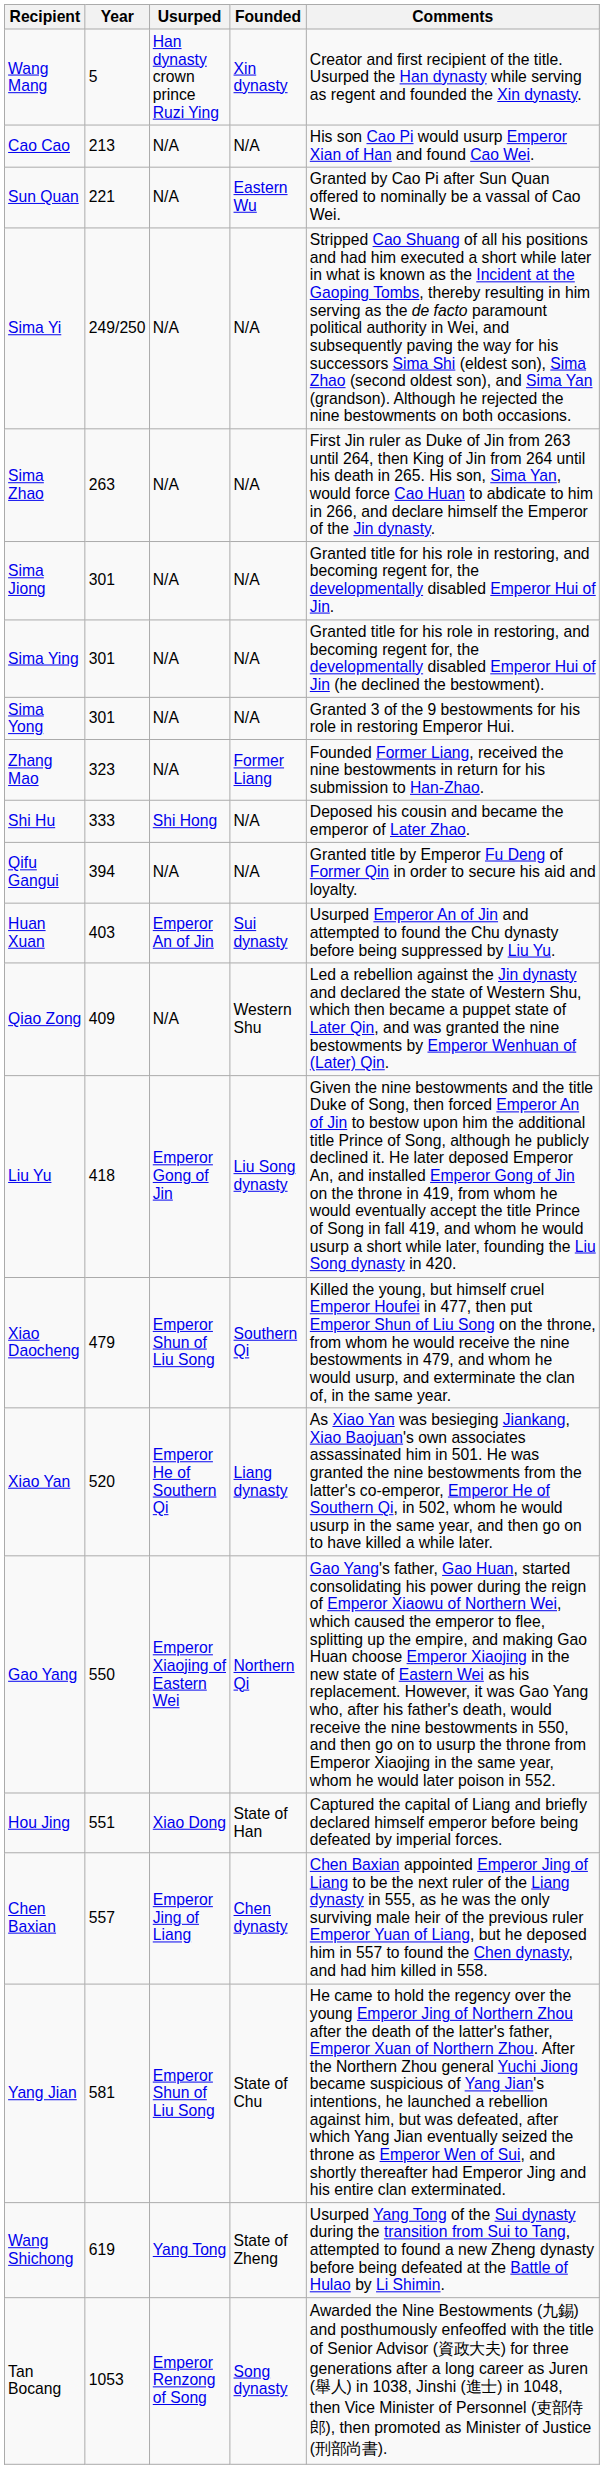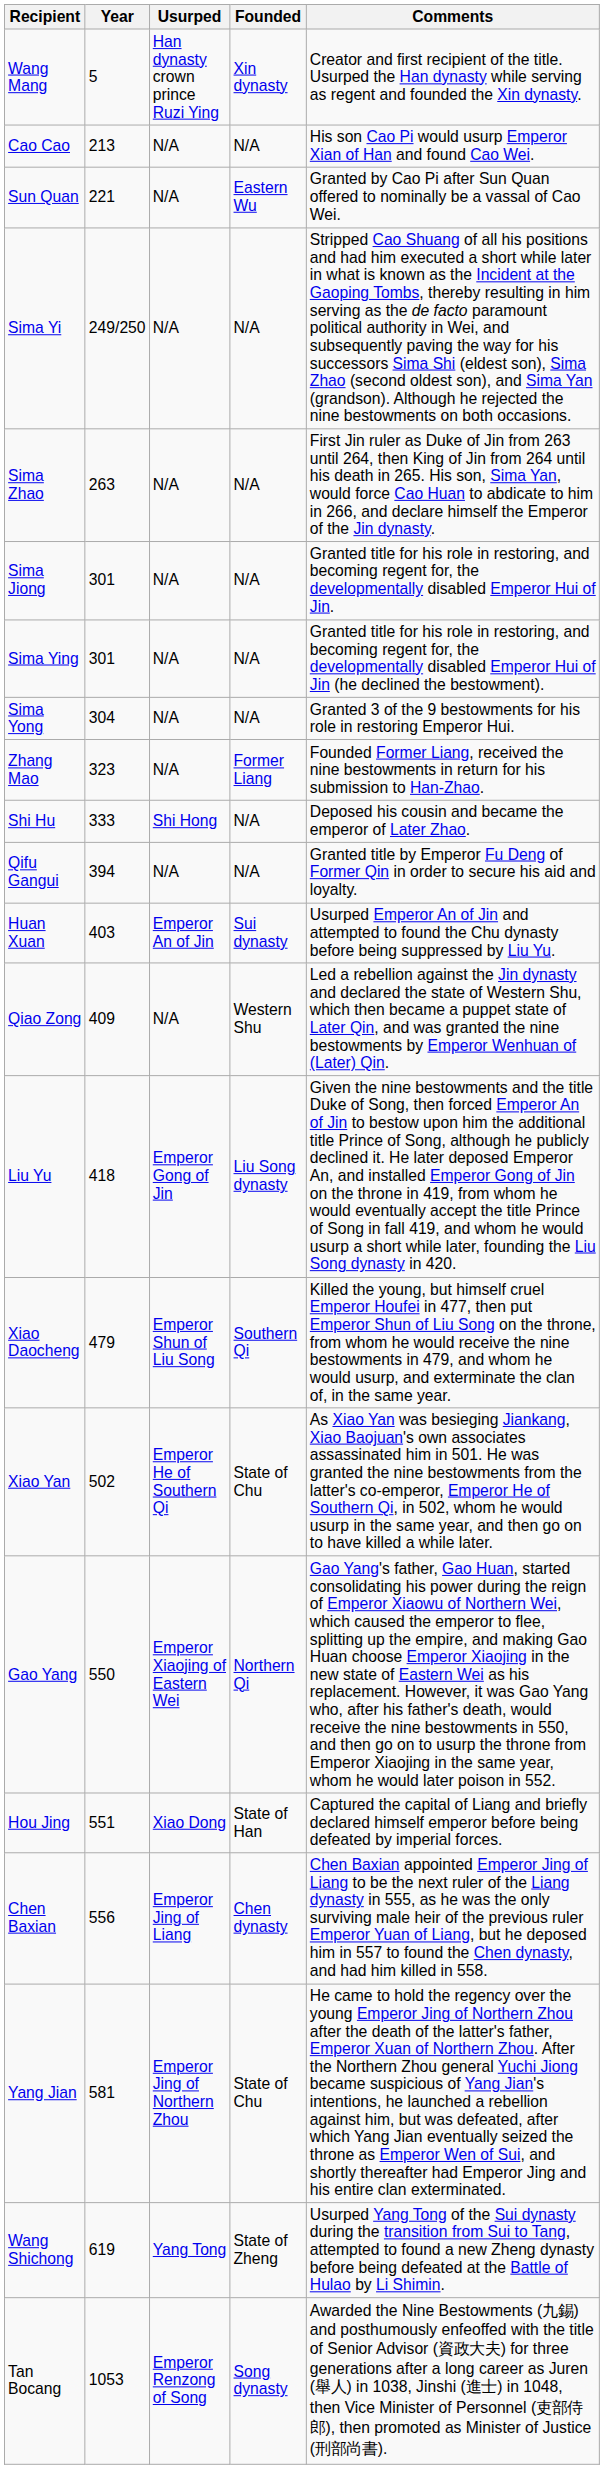(102, 718) 301 -> (102, 718) 304
(102, 1482) 520 -> (102, 1482) 502
(261, 1482) Liang dynasty -> (261, 1482) State of Chu
(102, 1918) 557 -> (102, 1918) 556
(184, 2093) Emperor Shun of Liu Song -> (183, 2093) Emperor Jing of Northern Zhou
